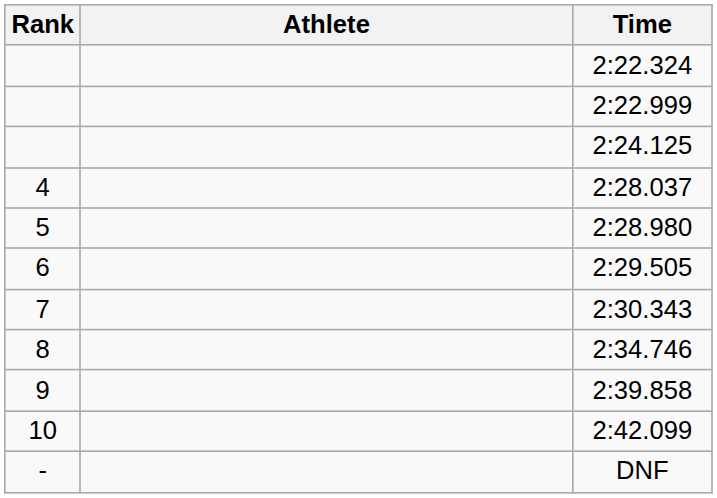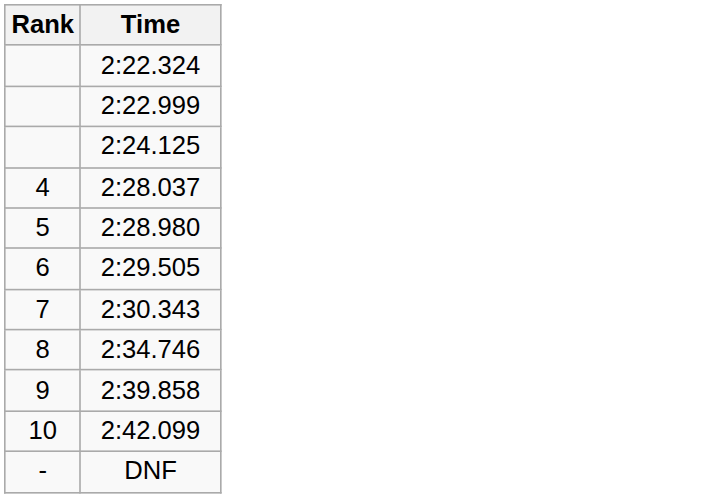- column: (326, 24)
